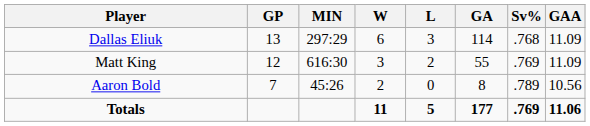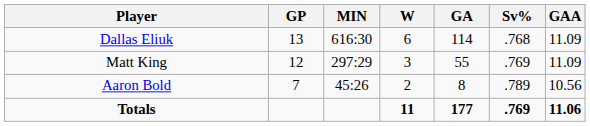- column: (431, 16)
(327, 39) 297:29 -> (352, 39) 616:30
(327, 62) 616:30 -> (352, 62) 297:29
